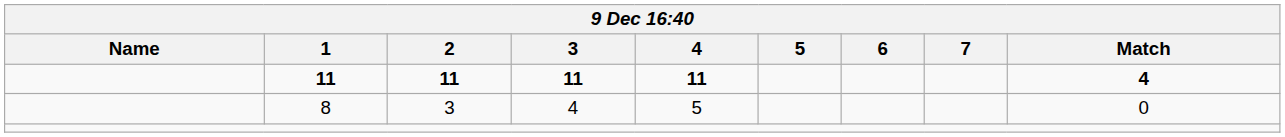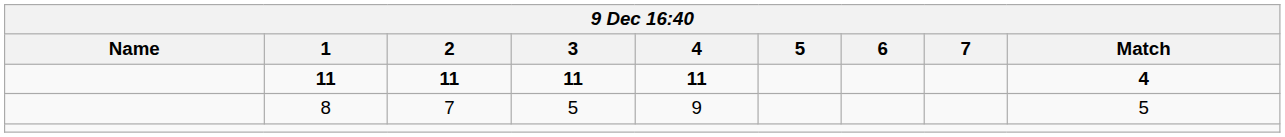(449, 108) 3 -> (449, 108) 7
(573, 108) 4 -> (573, 108) 5
(697, 108) 5 -> (697, 108) 9
(1144, 108) 0 -> (1144, 108) 5
